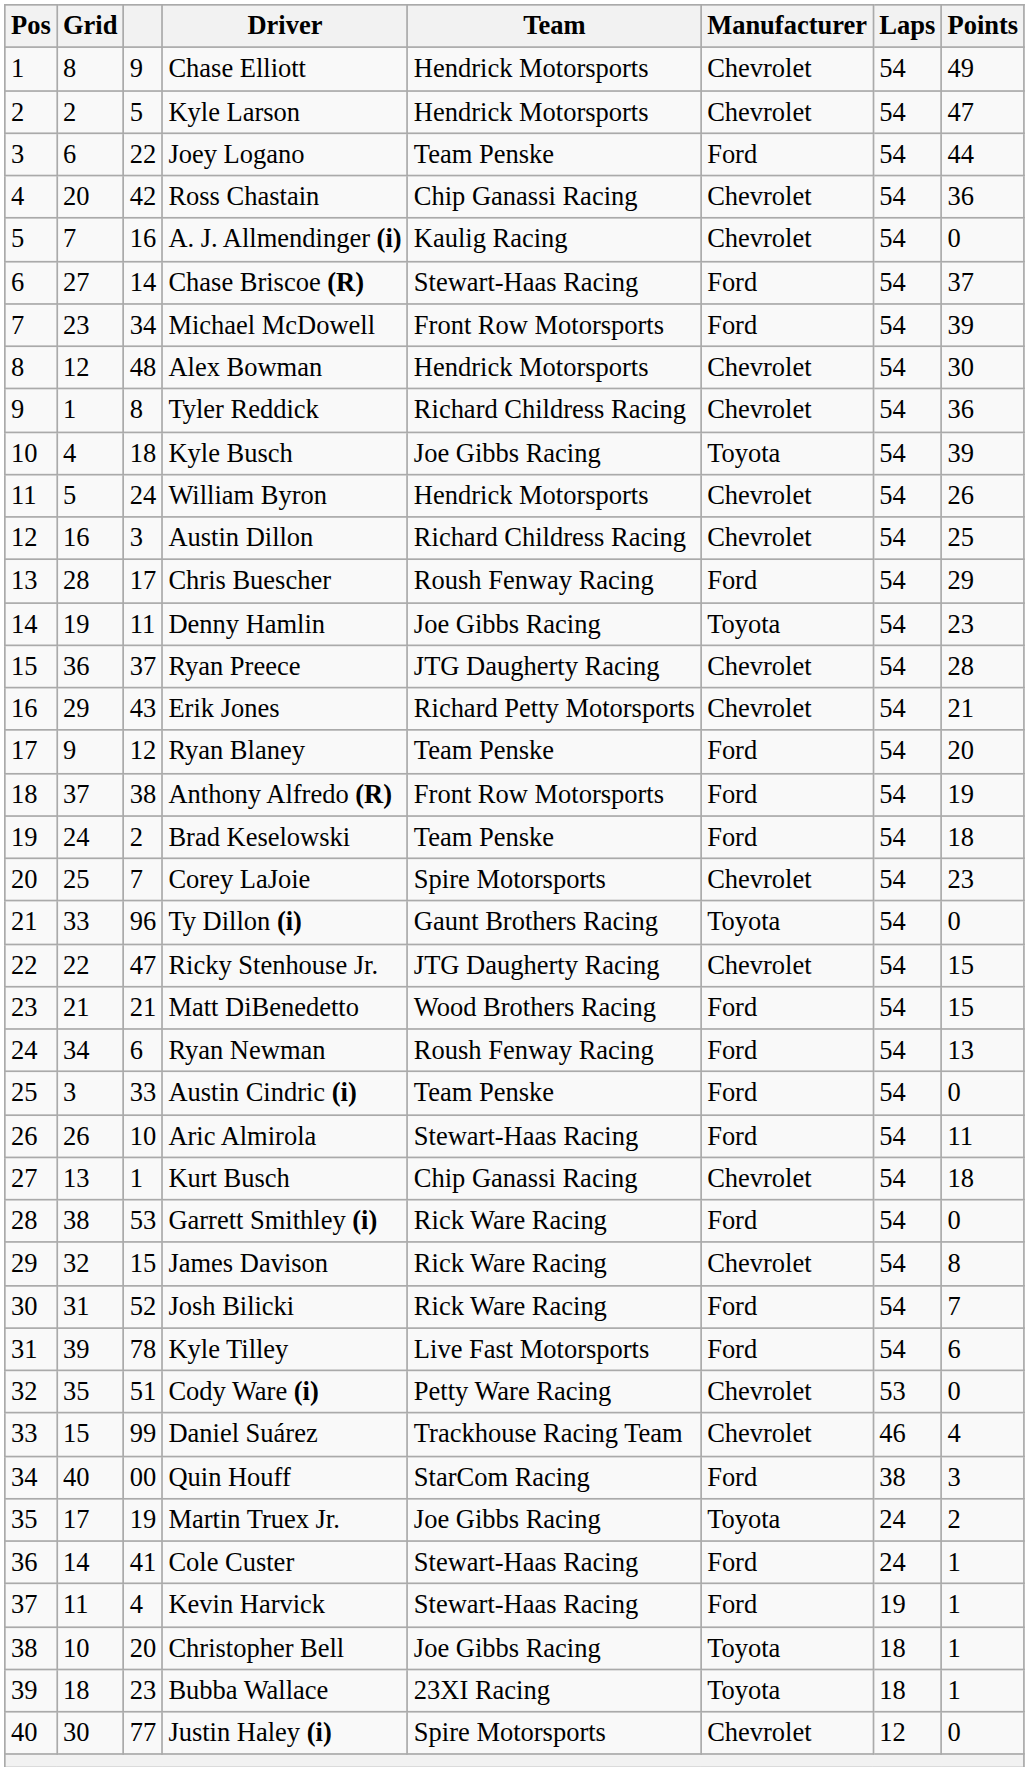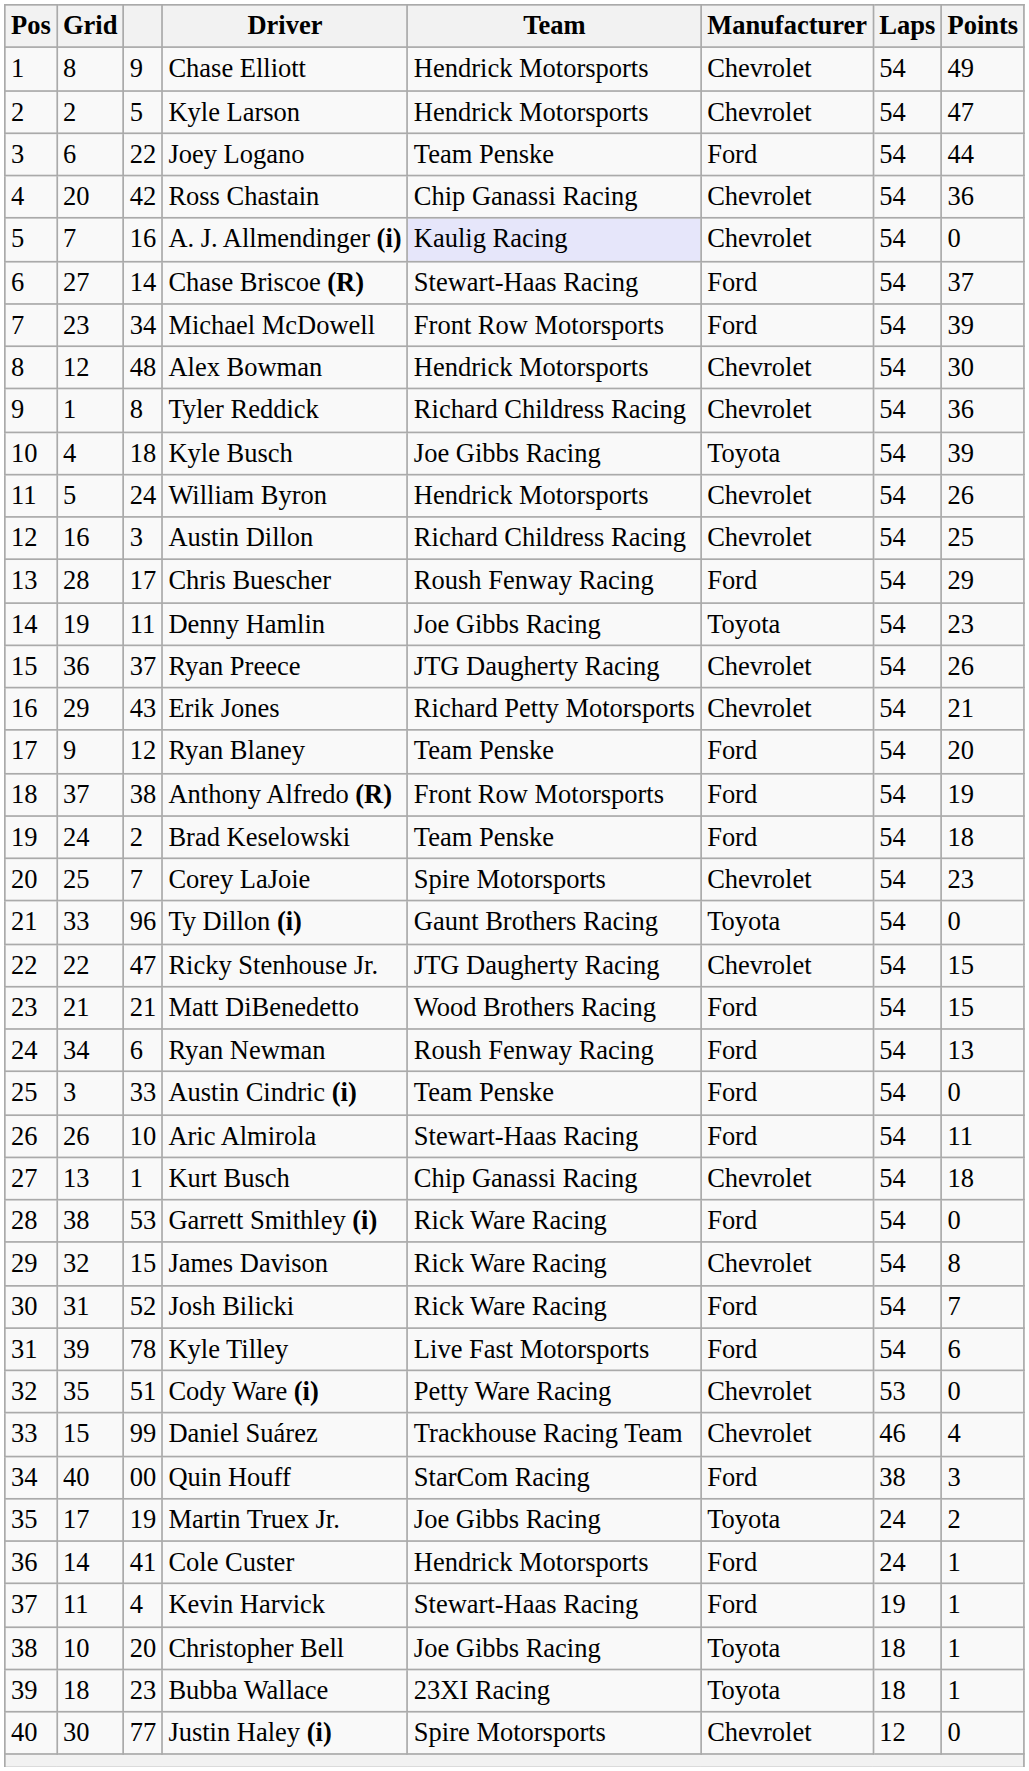(491, 238) no background -> (491, 238) lavender background
(961, 665) 28 -> (961, 665) 26
(526, 1561) Stewart-Haas Racing -> (531, 1561) Hendrick Motorsports
